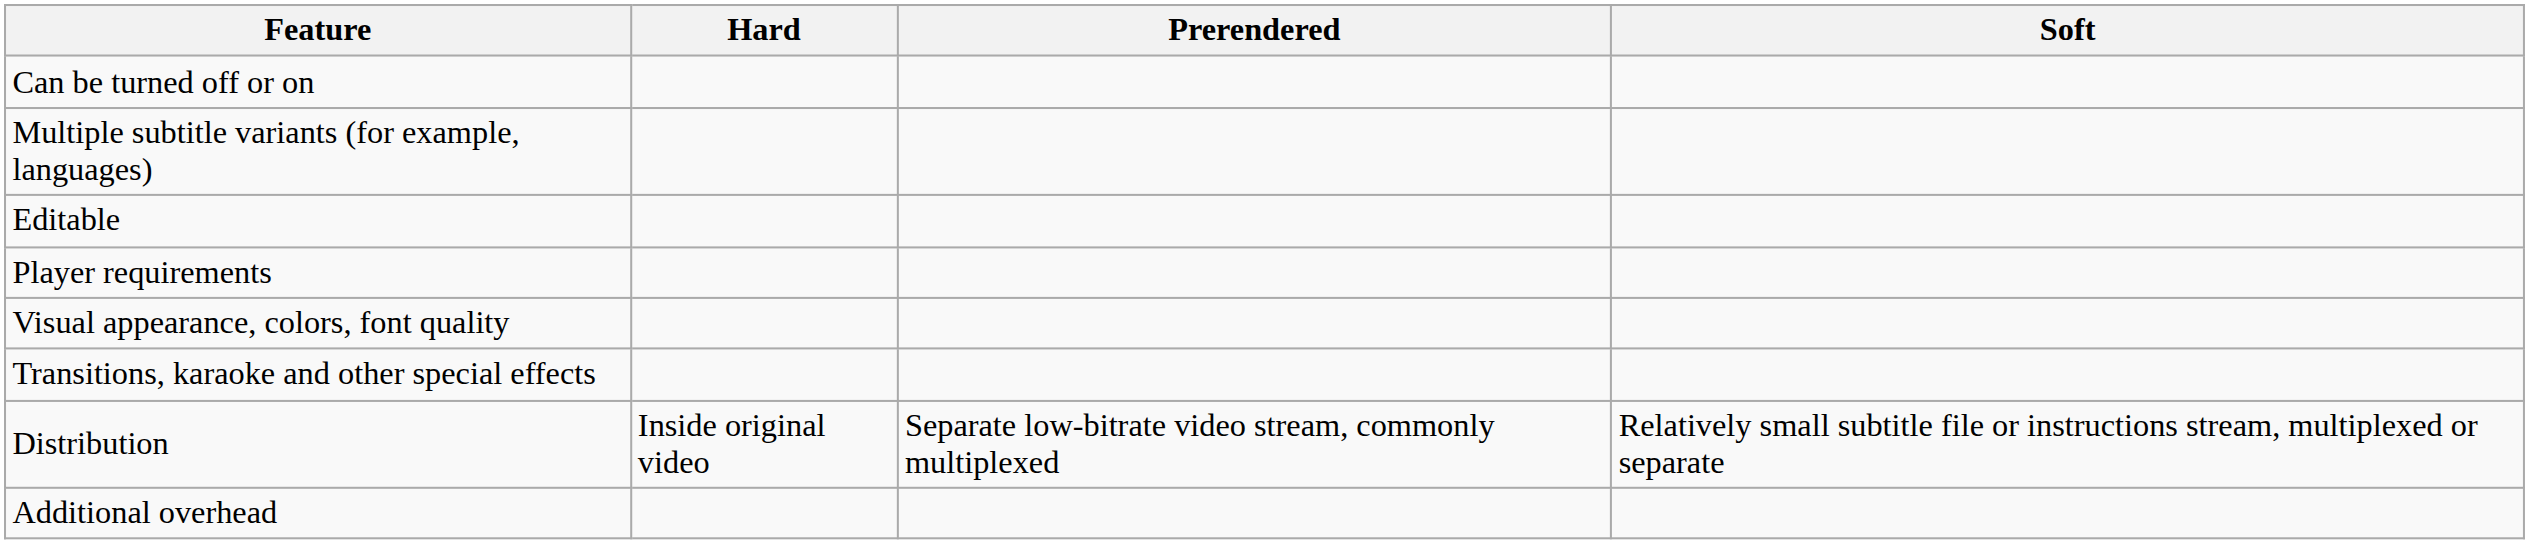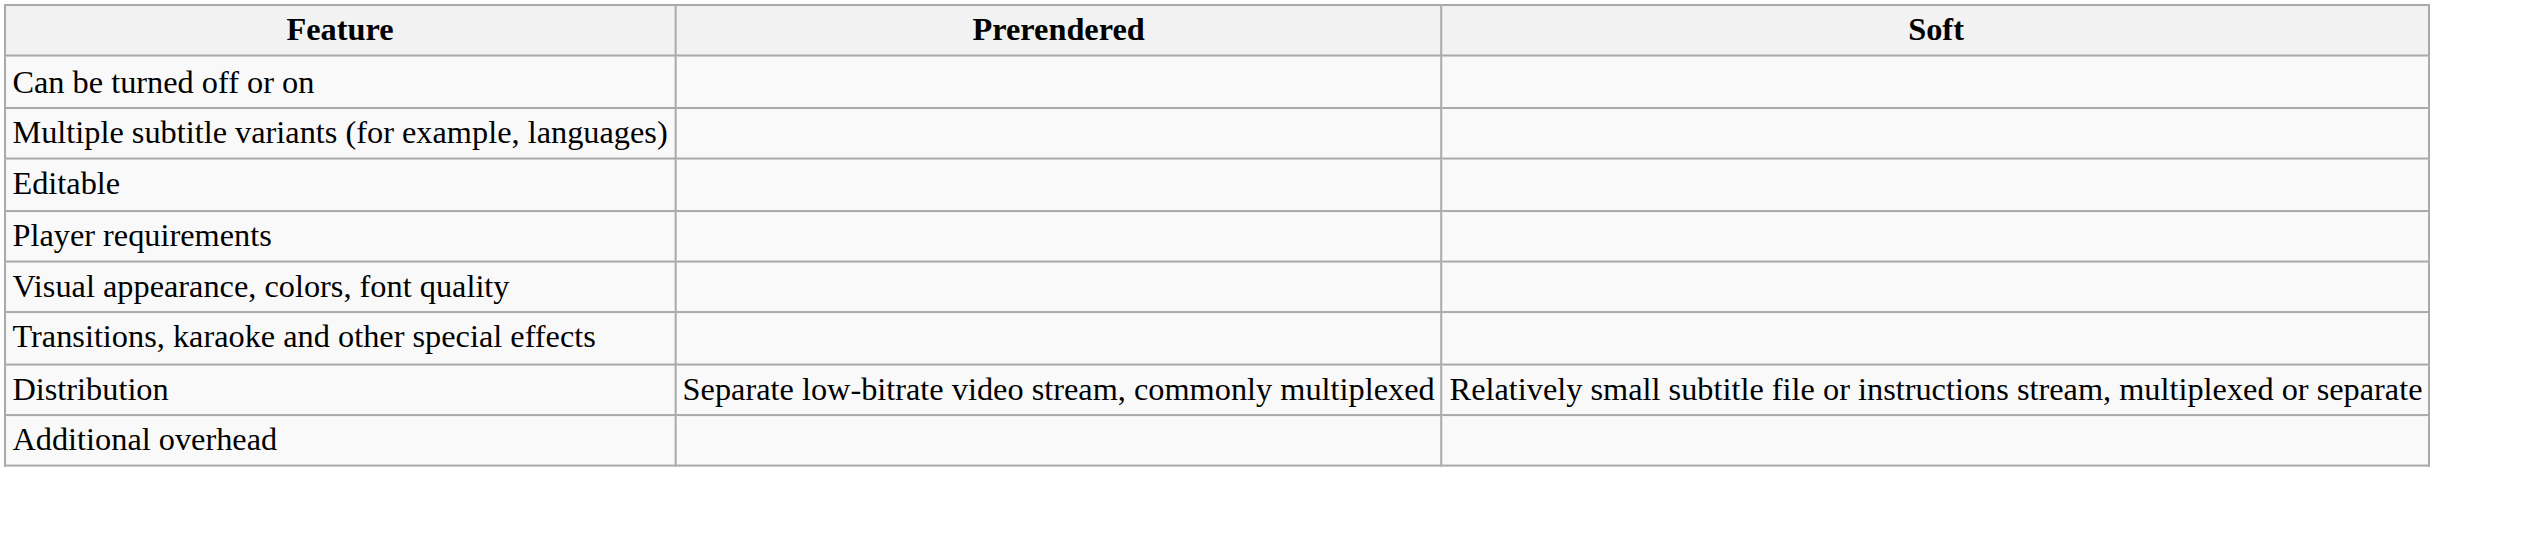- column: (764, 30)
